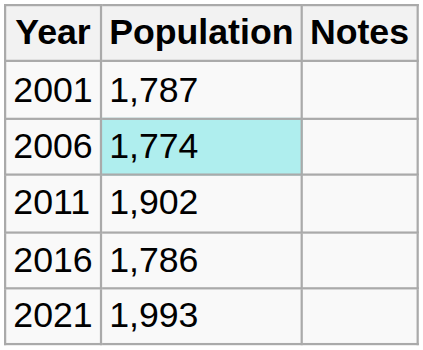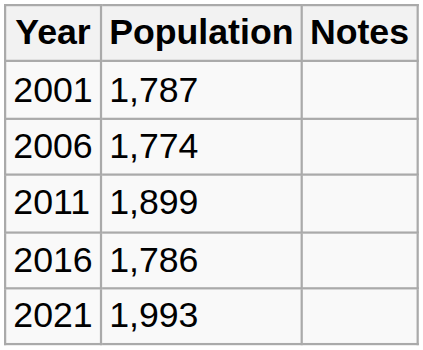(154, 145) paleturquoise background -> (154, 145) no background
(154, 202) 1,902 -> (154, 202) 1,899
